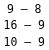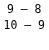- row: (24, 25)
